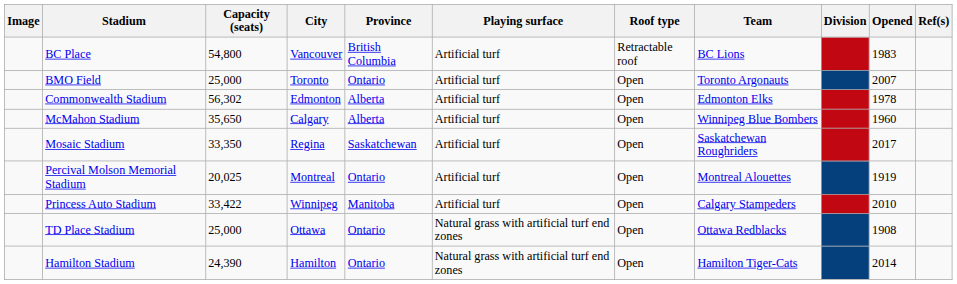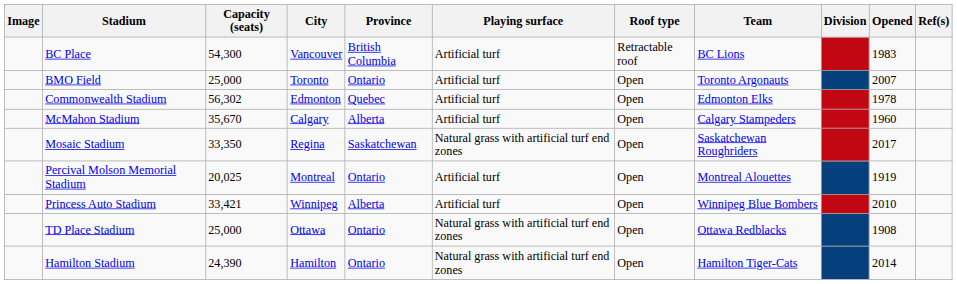(225, 53) 54,800 -> (225, 53) 54,300
(366, 99) Alberta -> (366, 99) Quebec
(225, 118) 35,650 -> (225, 118) 35,670
(758, 118) Winnipeg Blue Bombers -> (747, 118) Calgary Stampeders
(467, 144) Artificial turf -> (522, 144) Natural grass with artificial turf end zones
(225, 203) 33,422 -> (225, 203) 33,421
(371, 203) Manitoba -> (366, 203) Alberta
(747, 203) Calgary Stampeders -> (758, 203) Winnipeg Blue Bombers
